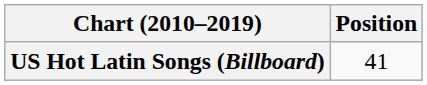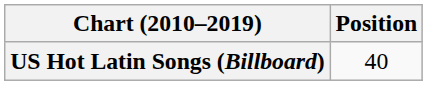(376, 60) 41 -> (376, 60) 40
